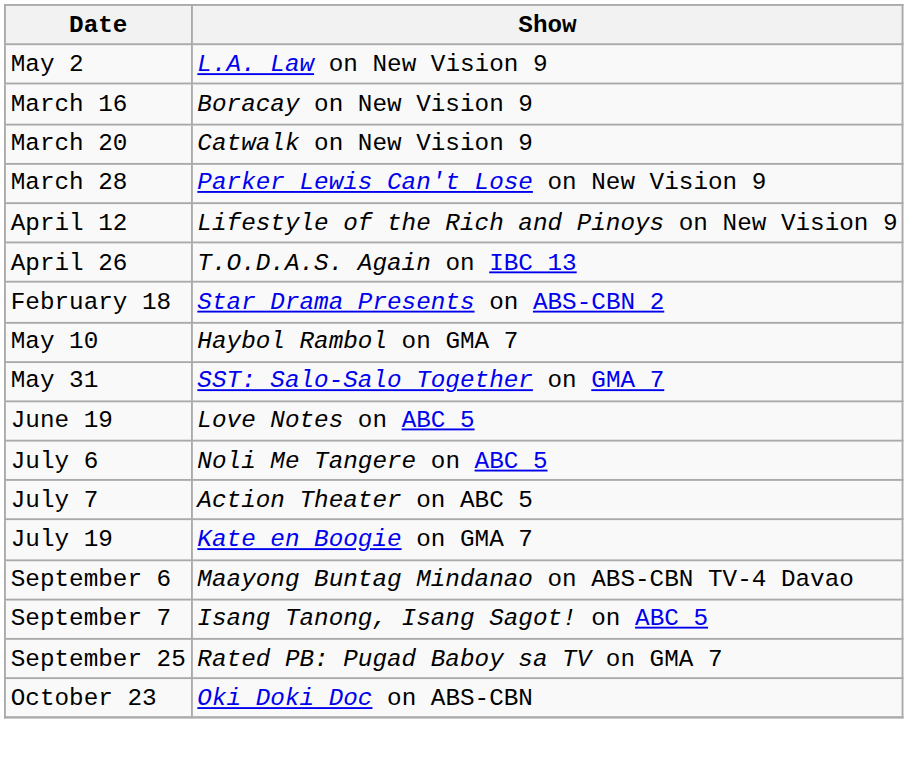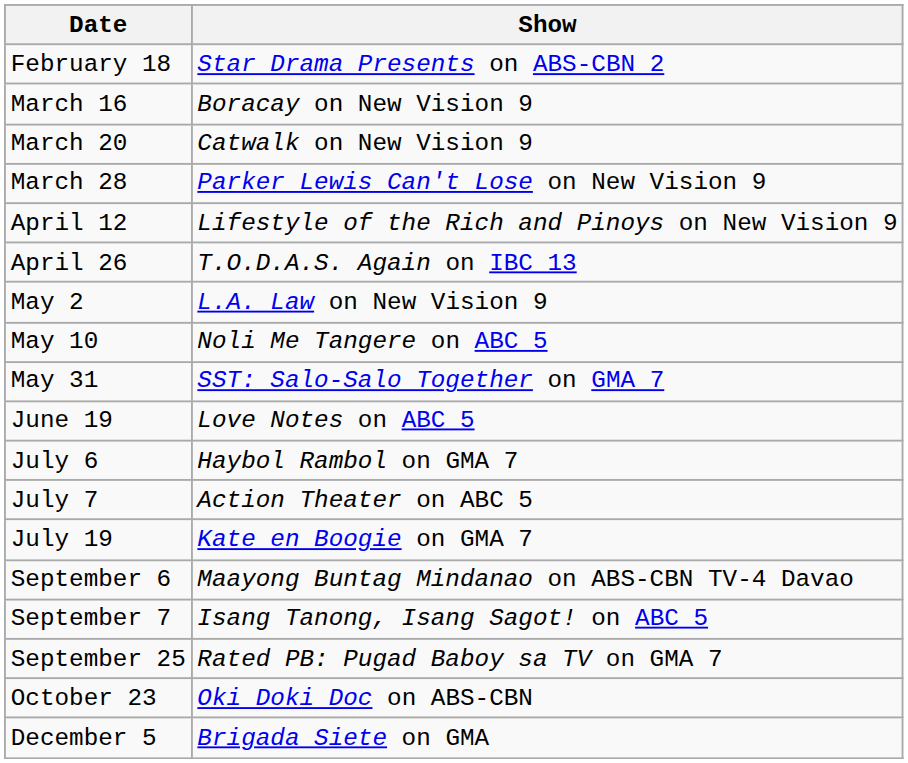rows swapped: (91, 302) <-> (47, 64)
(358, 342) Haybol Rambol on GMA 7 -> (372, 342) Noli Me Tangere on ABC 5
(372, 461) Noli Me Tangere on ABC 5 -> (358, 461) Haybol Rambol on GMA 7
+ row: (84, 738)
